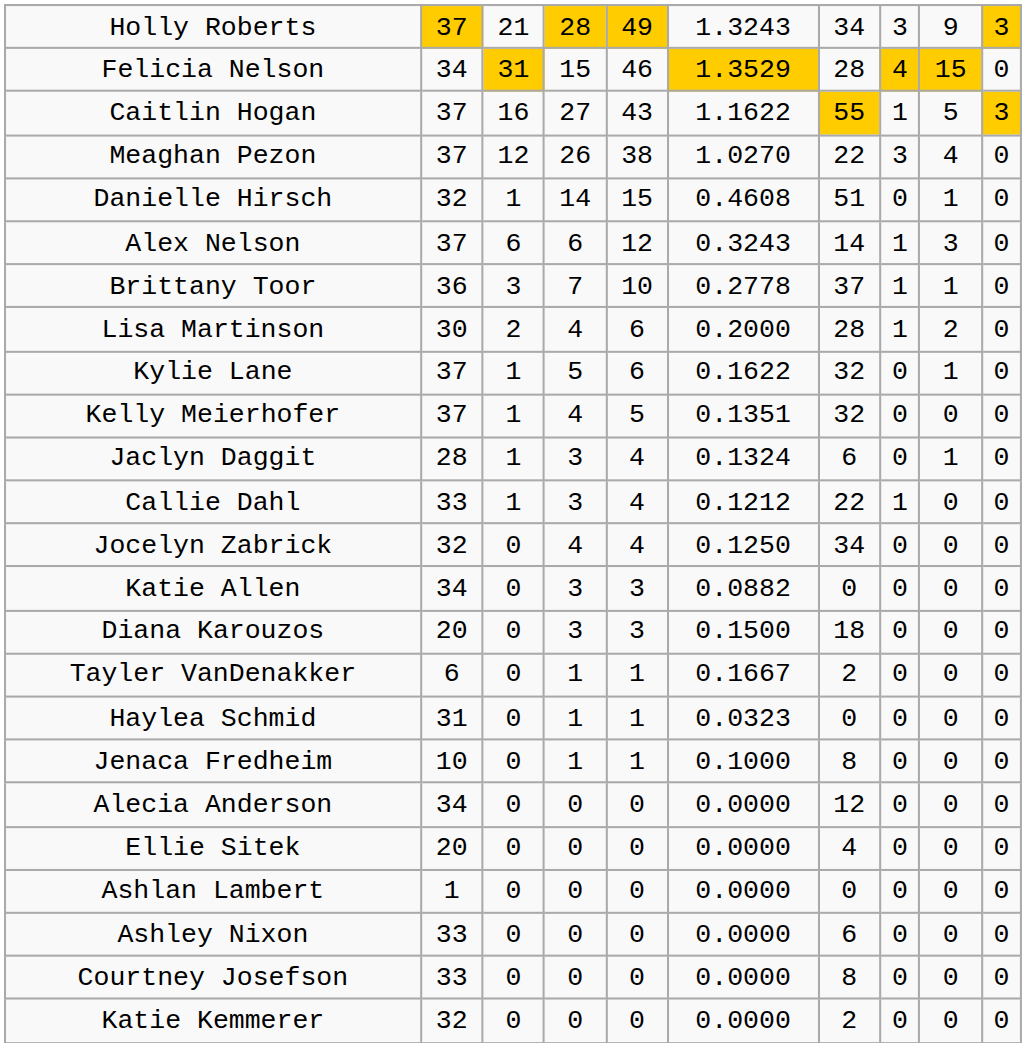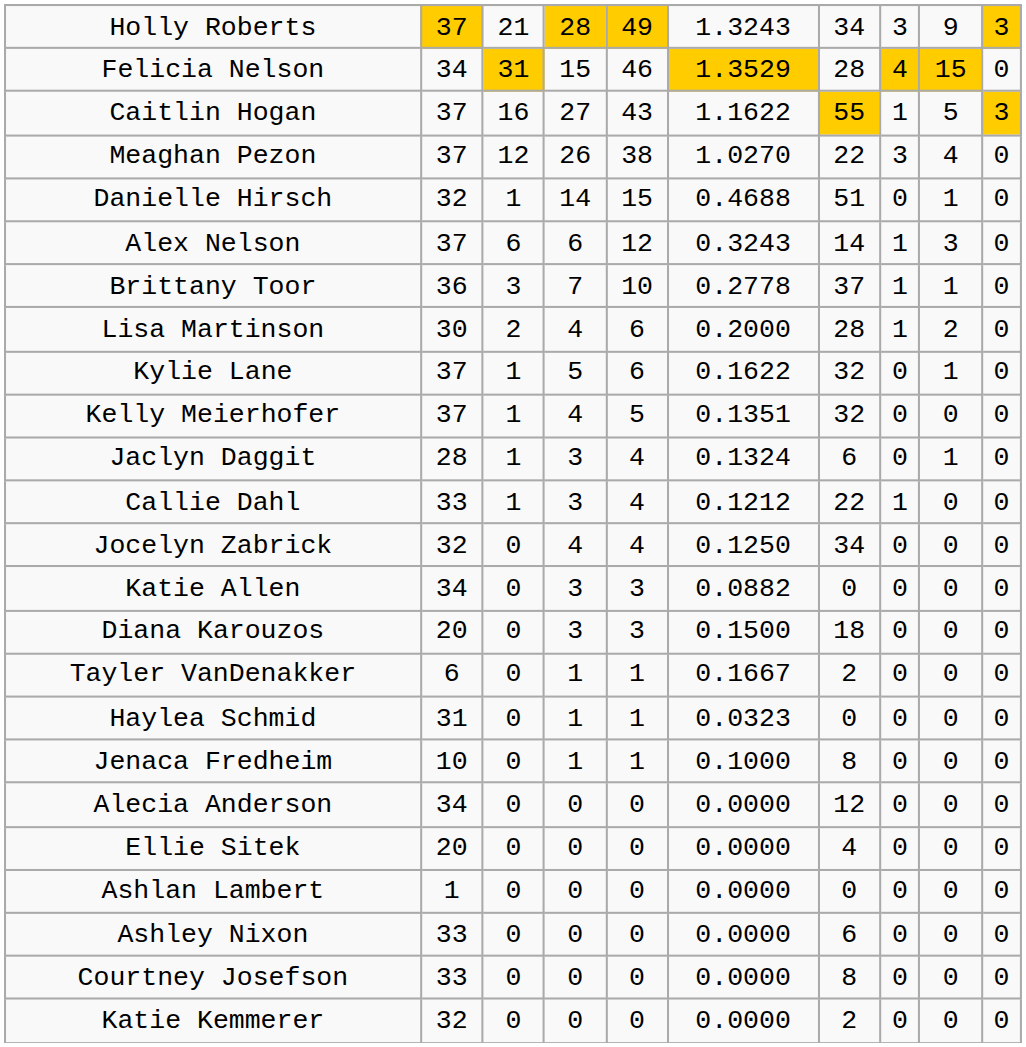(743, 200) 0.4608 -> (743, 200) 0.4688
